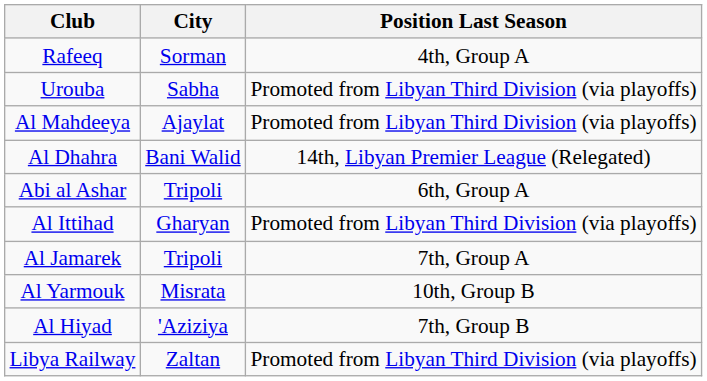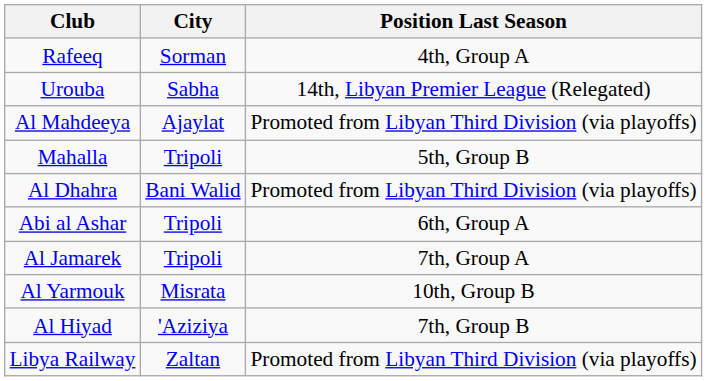(474, 88) Promoted from Libyan Third Division (via playoffs) -> (474, 88) 14th, Libyan Premier League (Relegated)
+ row: (73, 156)
(474, 156) 14th, Libyan Premier League (Relegated) -> (474, 190) Promoted from Libyan Third Division (via playoffs)
- row: (73, 223)
